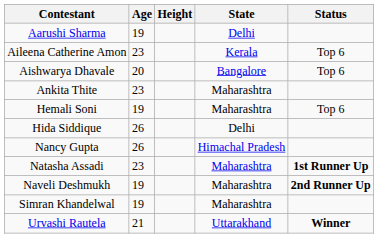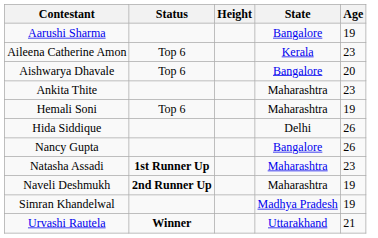columns swapped: (142, 14) <-> (331, 14)
(242, 33) Delhi -> (298, 33) Bangalore
(242, 147) Himachal Pradesh -> (298, 147) Bangalore
(242, 204) Maharashtra -> (298, 204) Madhya Pradesh
